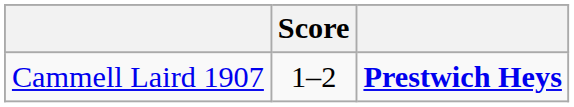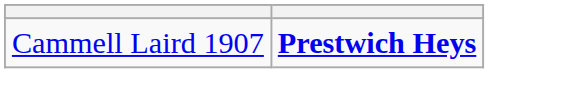- column: (314, 28)
